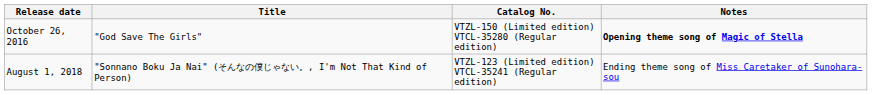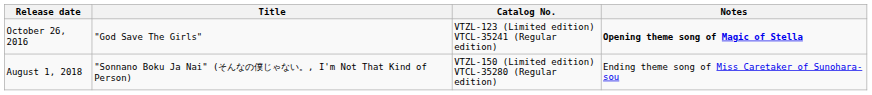(524, 37) VTZL-150 (Limited edition) VTCL-35280 (Regular edition) -> (524, 37) VTZL-123 (Limited edition) VTCL-35241 (Regular edition)
(524, 72) VTZL-123 (Limited edition) VTCL-35241 (Regular edition) -> (524, 72) VTZL-150 (Limited edition) VTCL-35280 (Regular edition)
